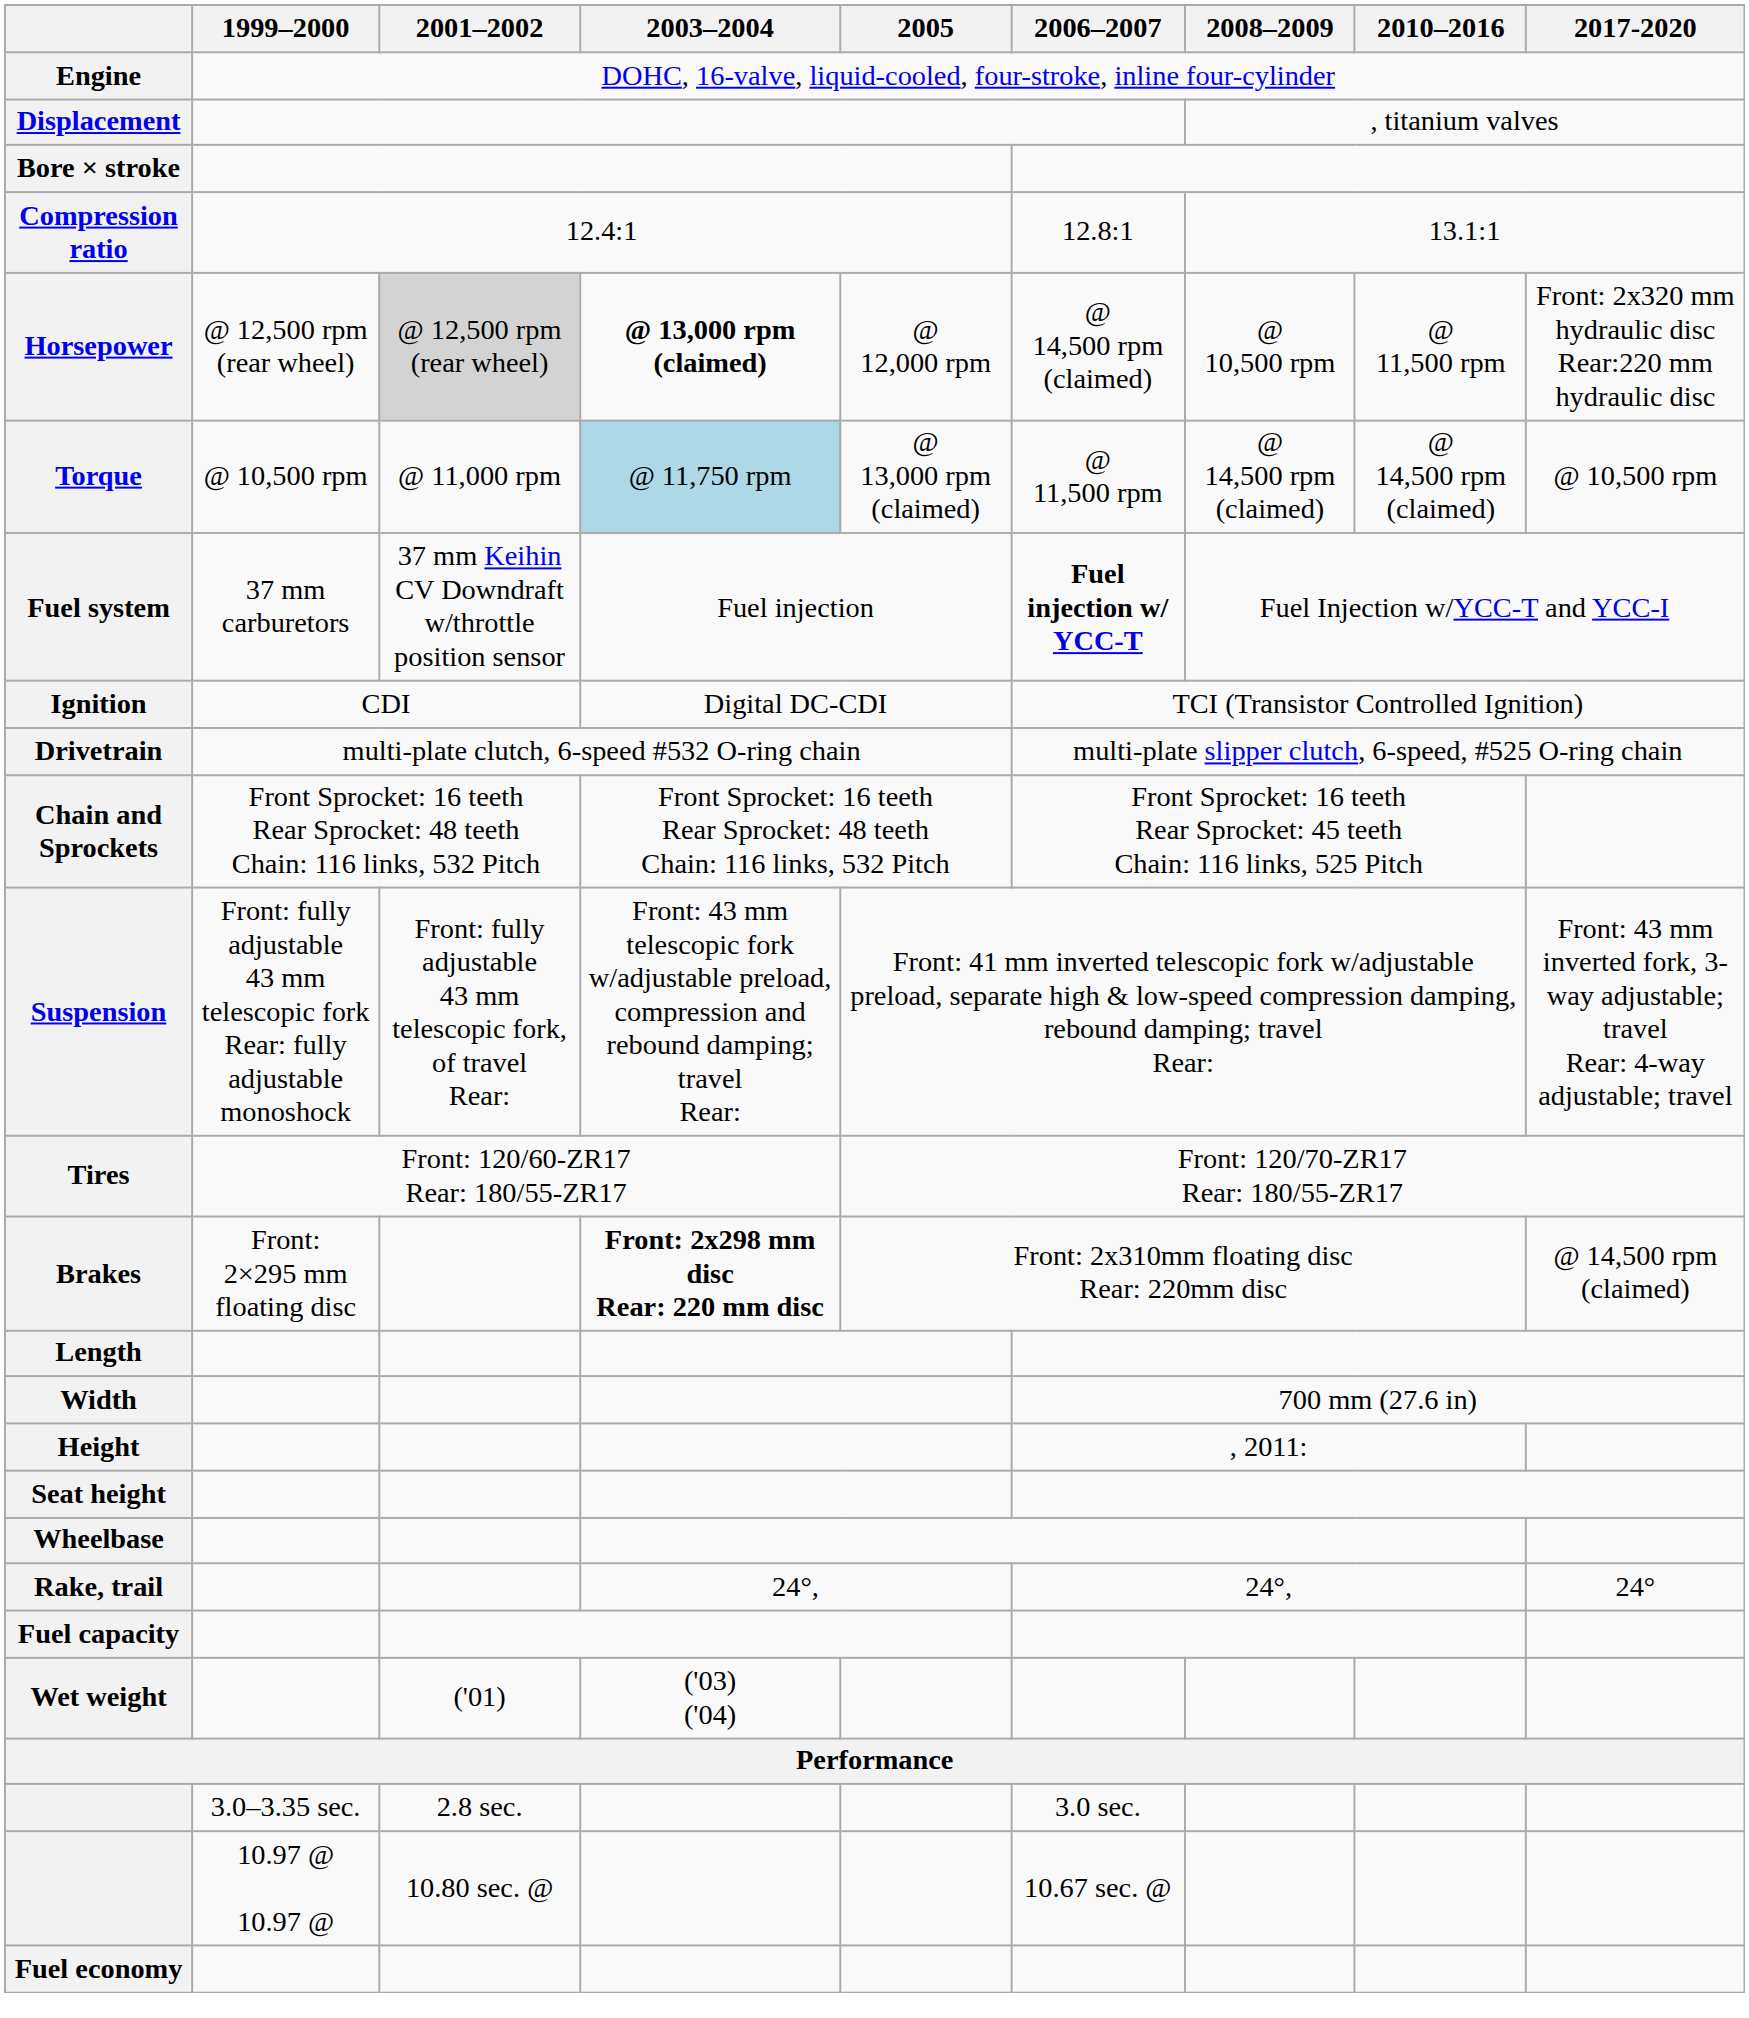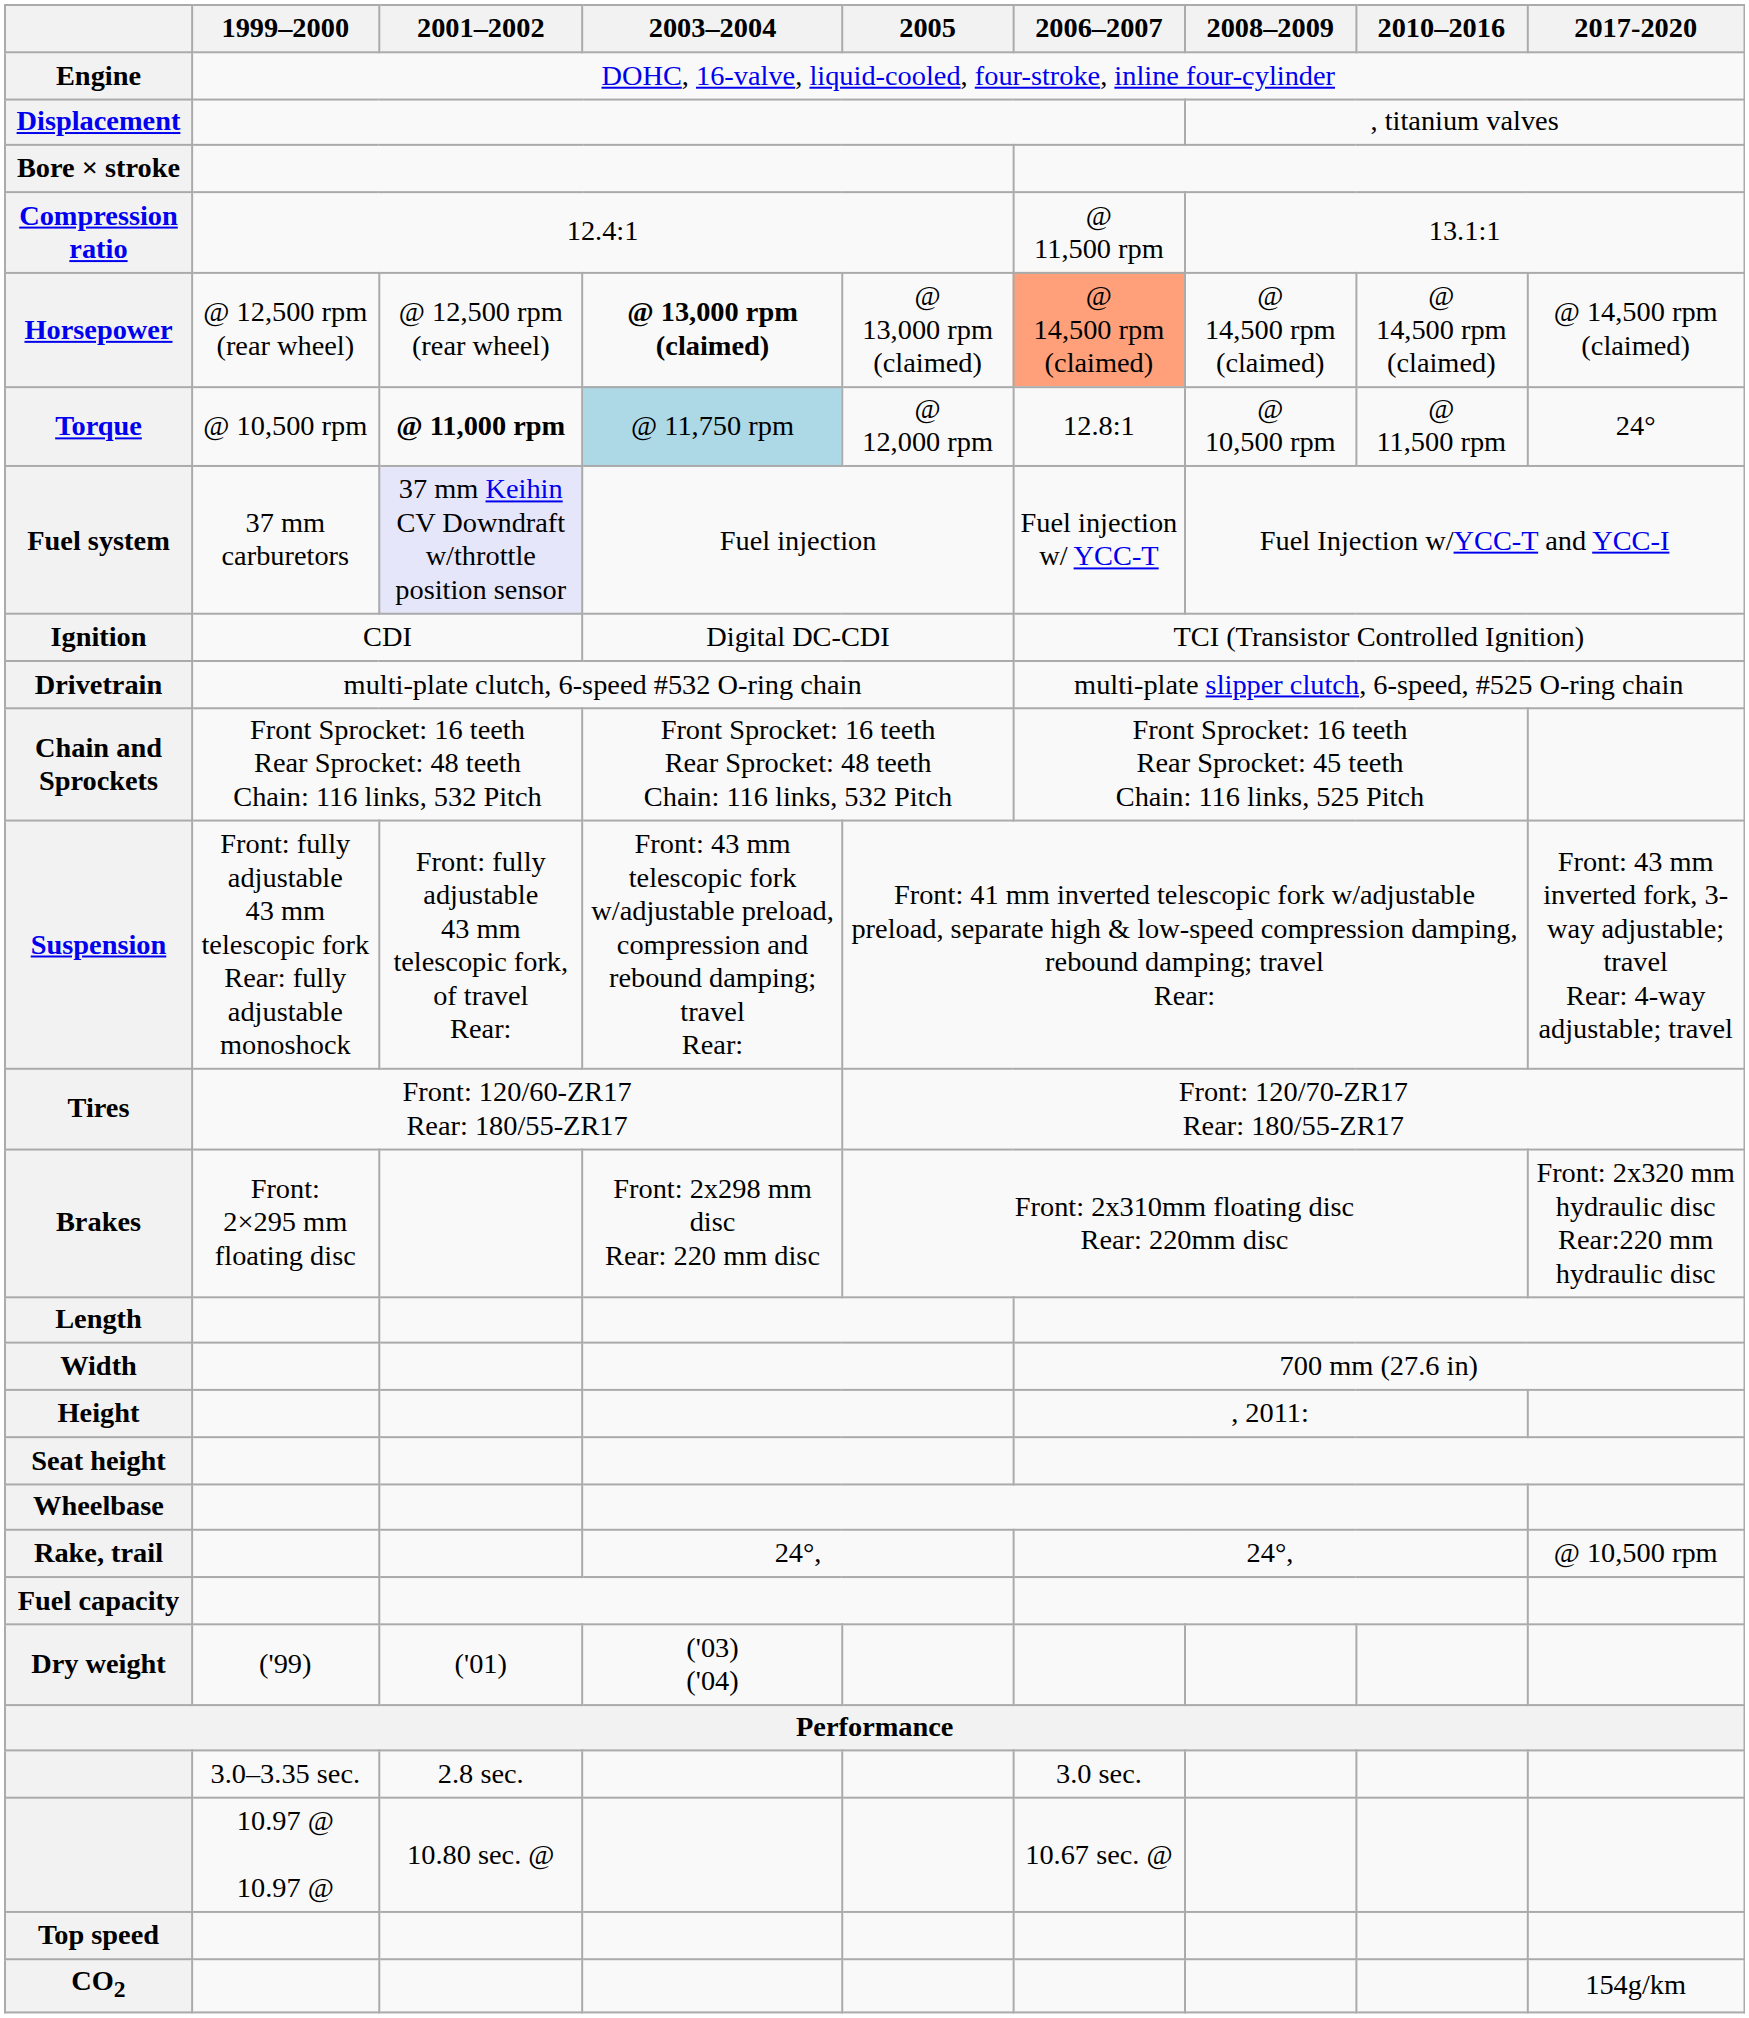(1098, 232) 12.8:1 -> (1099, 232) @ 11,500 rpm
(480, 345) lightgrey background -> (481, 329) no background
(926, 345) @ 12,000 rpm -> (928, 329) @ 13,000 rpm (claimed)
(1098, 345) no background -> (1099, 329) lightsalmon background
(1270, 345) @ 10,500 rpm -> (1270, 329) @ 14,500 rpm (claimed)
(1441, 345) @ 11,500 rpm -> (1441, 329) @ 14,500 rpm (claimed)
(1635, 345) Front: 2x320 mm hydraulic disc Rear:220 mm hydraulic disc -> (1636, 329) @ 14,500 rpm (claimed)
(480, 476) normal -> (481, 426) bold
(926, 476) @ 13,000 rpm (claimed) -> (928, 426) @ 12,000 rpm
(1098, 476) @ 11,500 rpm -> (1099, 426) 12.8:1
(1270, 476) @ 14,500 rpm (claimed) -> (1270, 426) @ 10,500 rpm
(1441, 476) @ 14,500 rpm (claimed) -> (1441, 426) @ 11,500 rpm
(1635, 476) @ 10,500 rpm -> (1636, 426) 24°
(480, 606) no background -> (481, 539) lavender background
(1098, 606) bold -> (1099, 539) normal
(710, 1272) bold -> (713, 1222) normal
(1635, 1272) @ 14,500 rpm (claimed) -> (1636, 1222) Front: 2x320 mm hydraulic disc Rear:220 mm hydraulic disc
(1635, 1587) 24° -> (1636, 1553) @ 10,500 rpm
+ row: (98, 1663)
- row: (99, 1697)
+ row: (98, 1934)
- row: (99, 1968)
+ row: (98, 1985)
